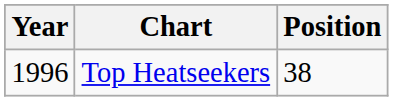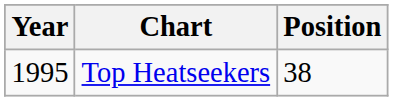(40, 72) 1996 -> (40, 72) 1995
